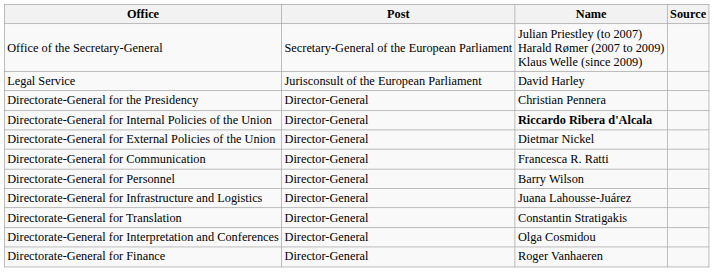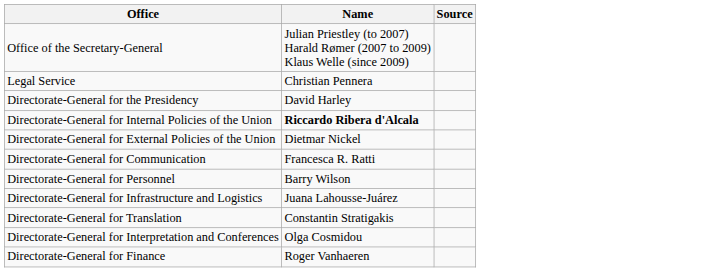- column: (398, 14)
(551, 81) David Harley -> (328, 81) Christian Pennera
(562, 100) Christian Pennera -> (318, 100) David Harley
